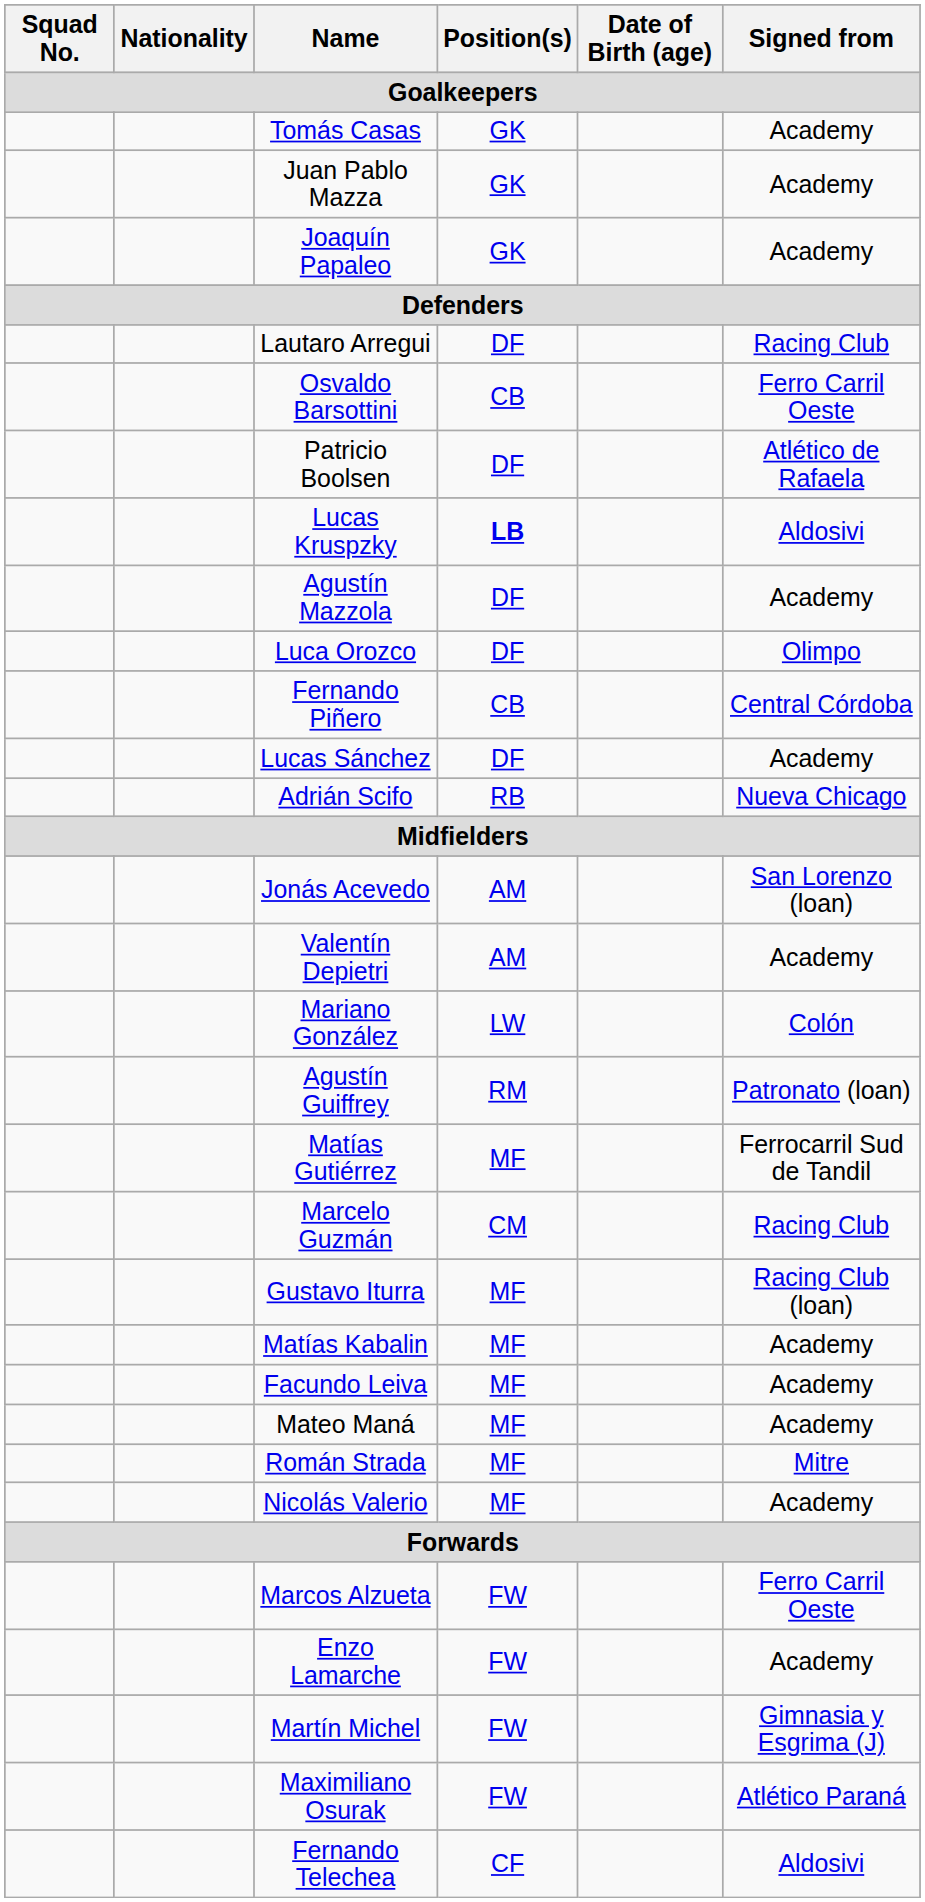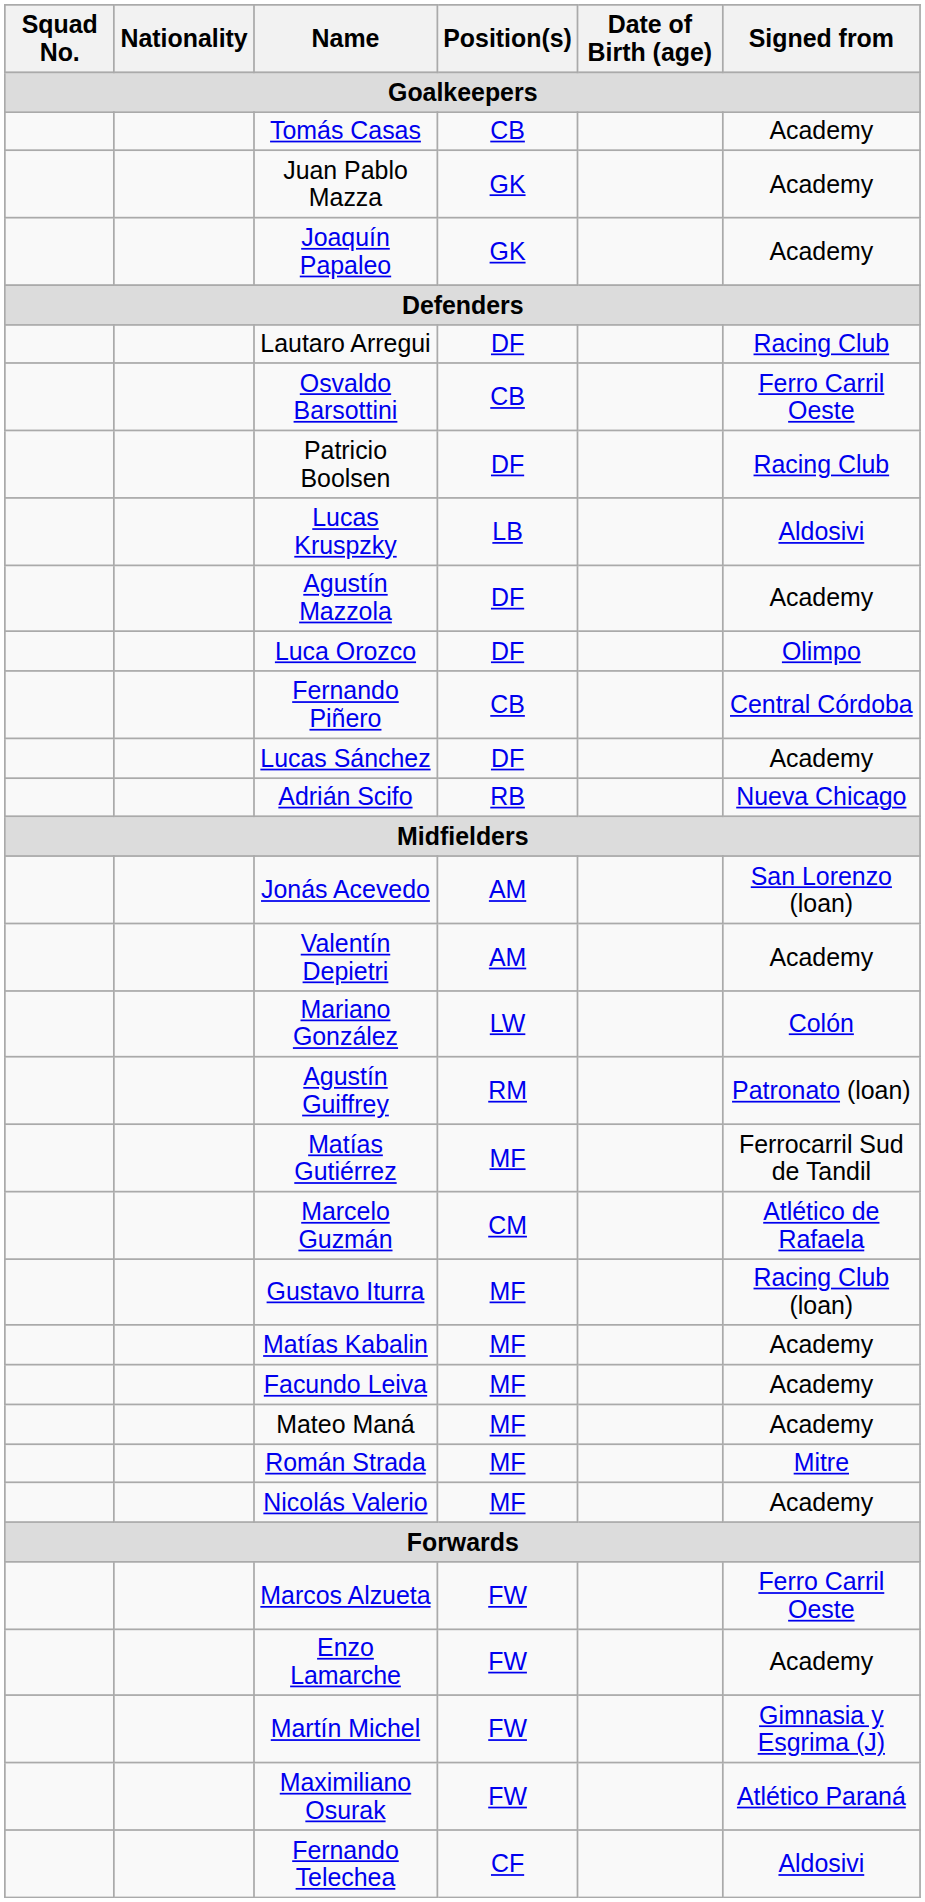(508, 131) GK -> (508, 131) CB
(821, 464) Atlético de Rafaela -> (821, 464) Racing Club
(508, 531) bold -> (508, 531) normal
(821, 1225) Racing Club -> (821, 1225) Atlético de Rafaela
